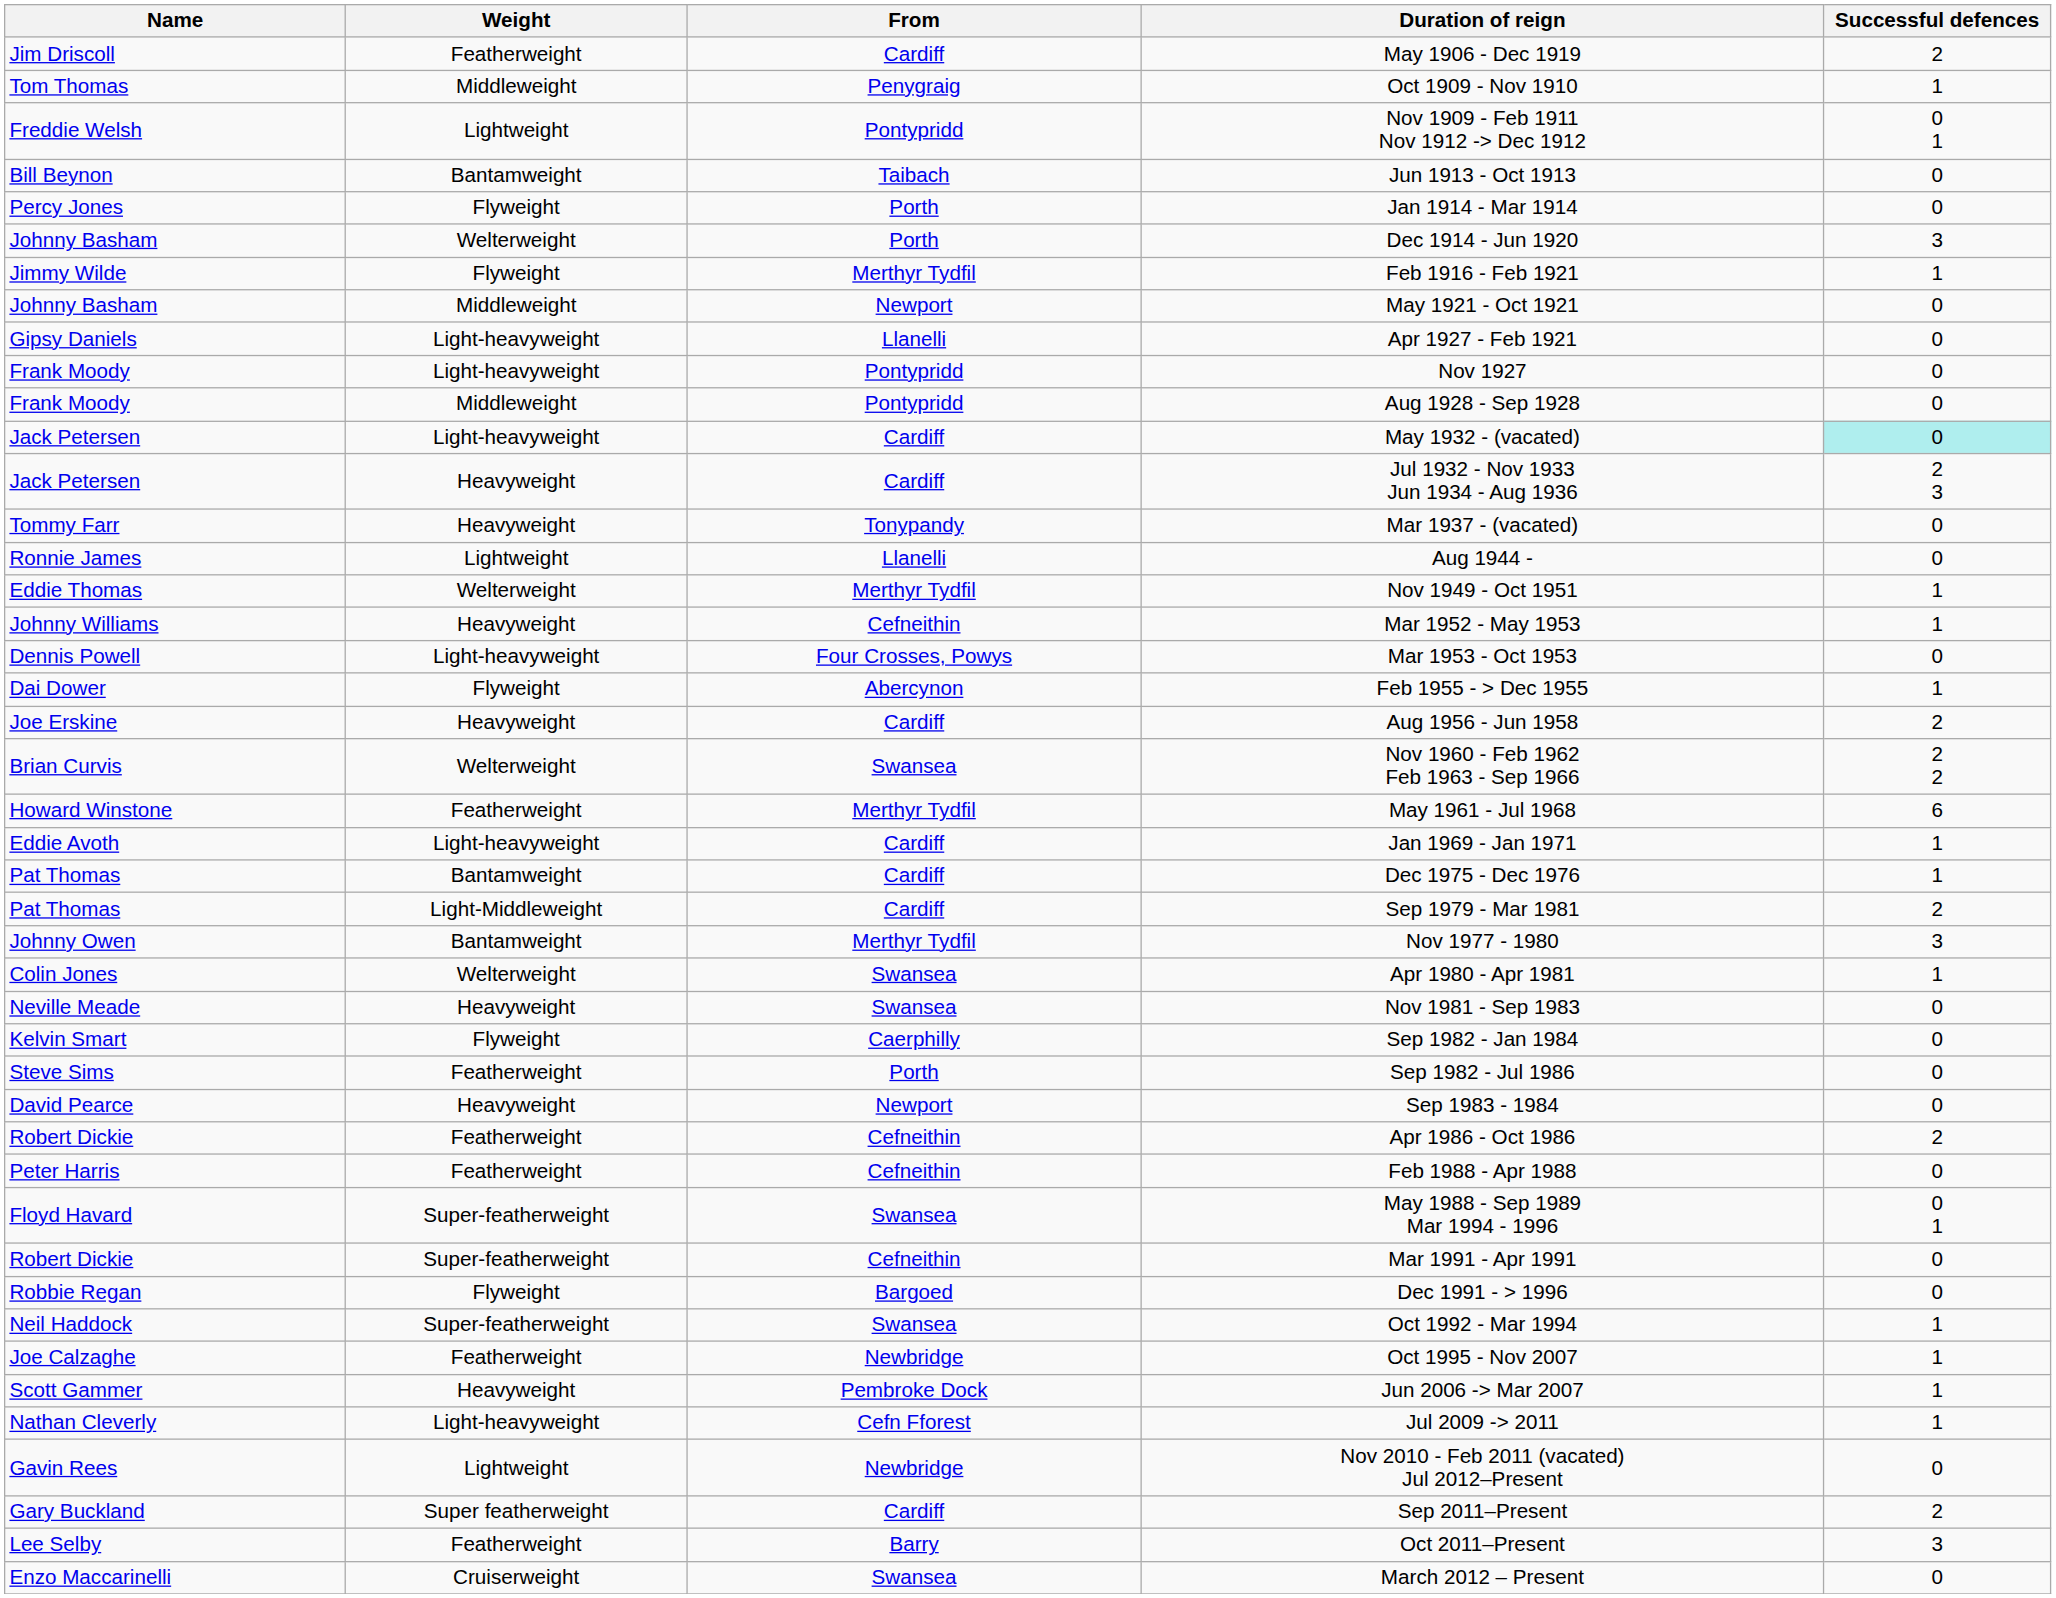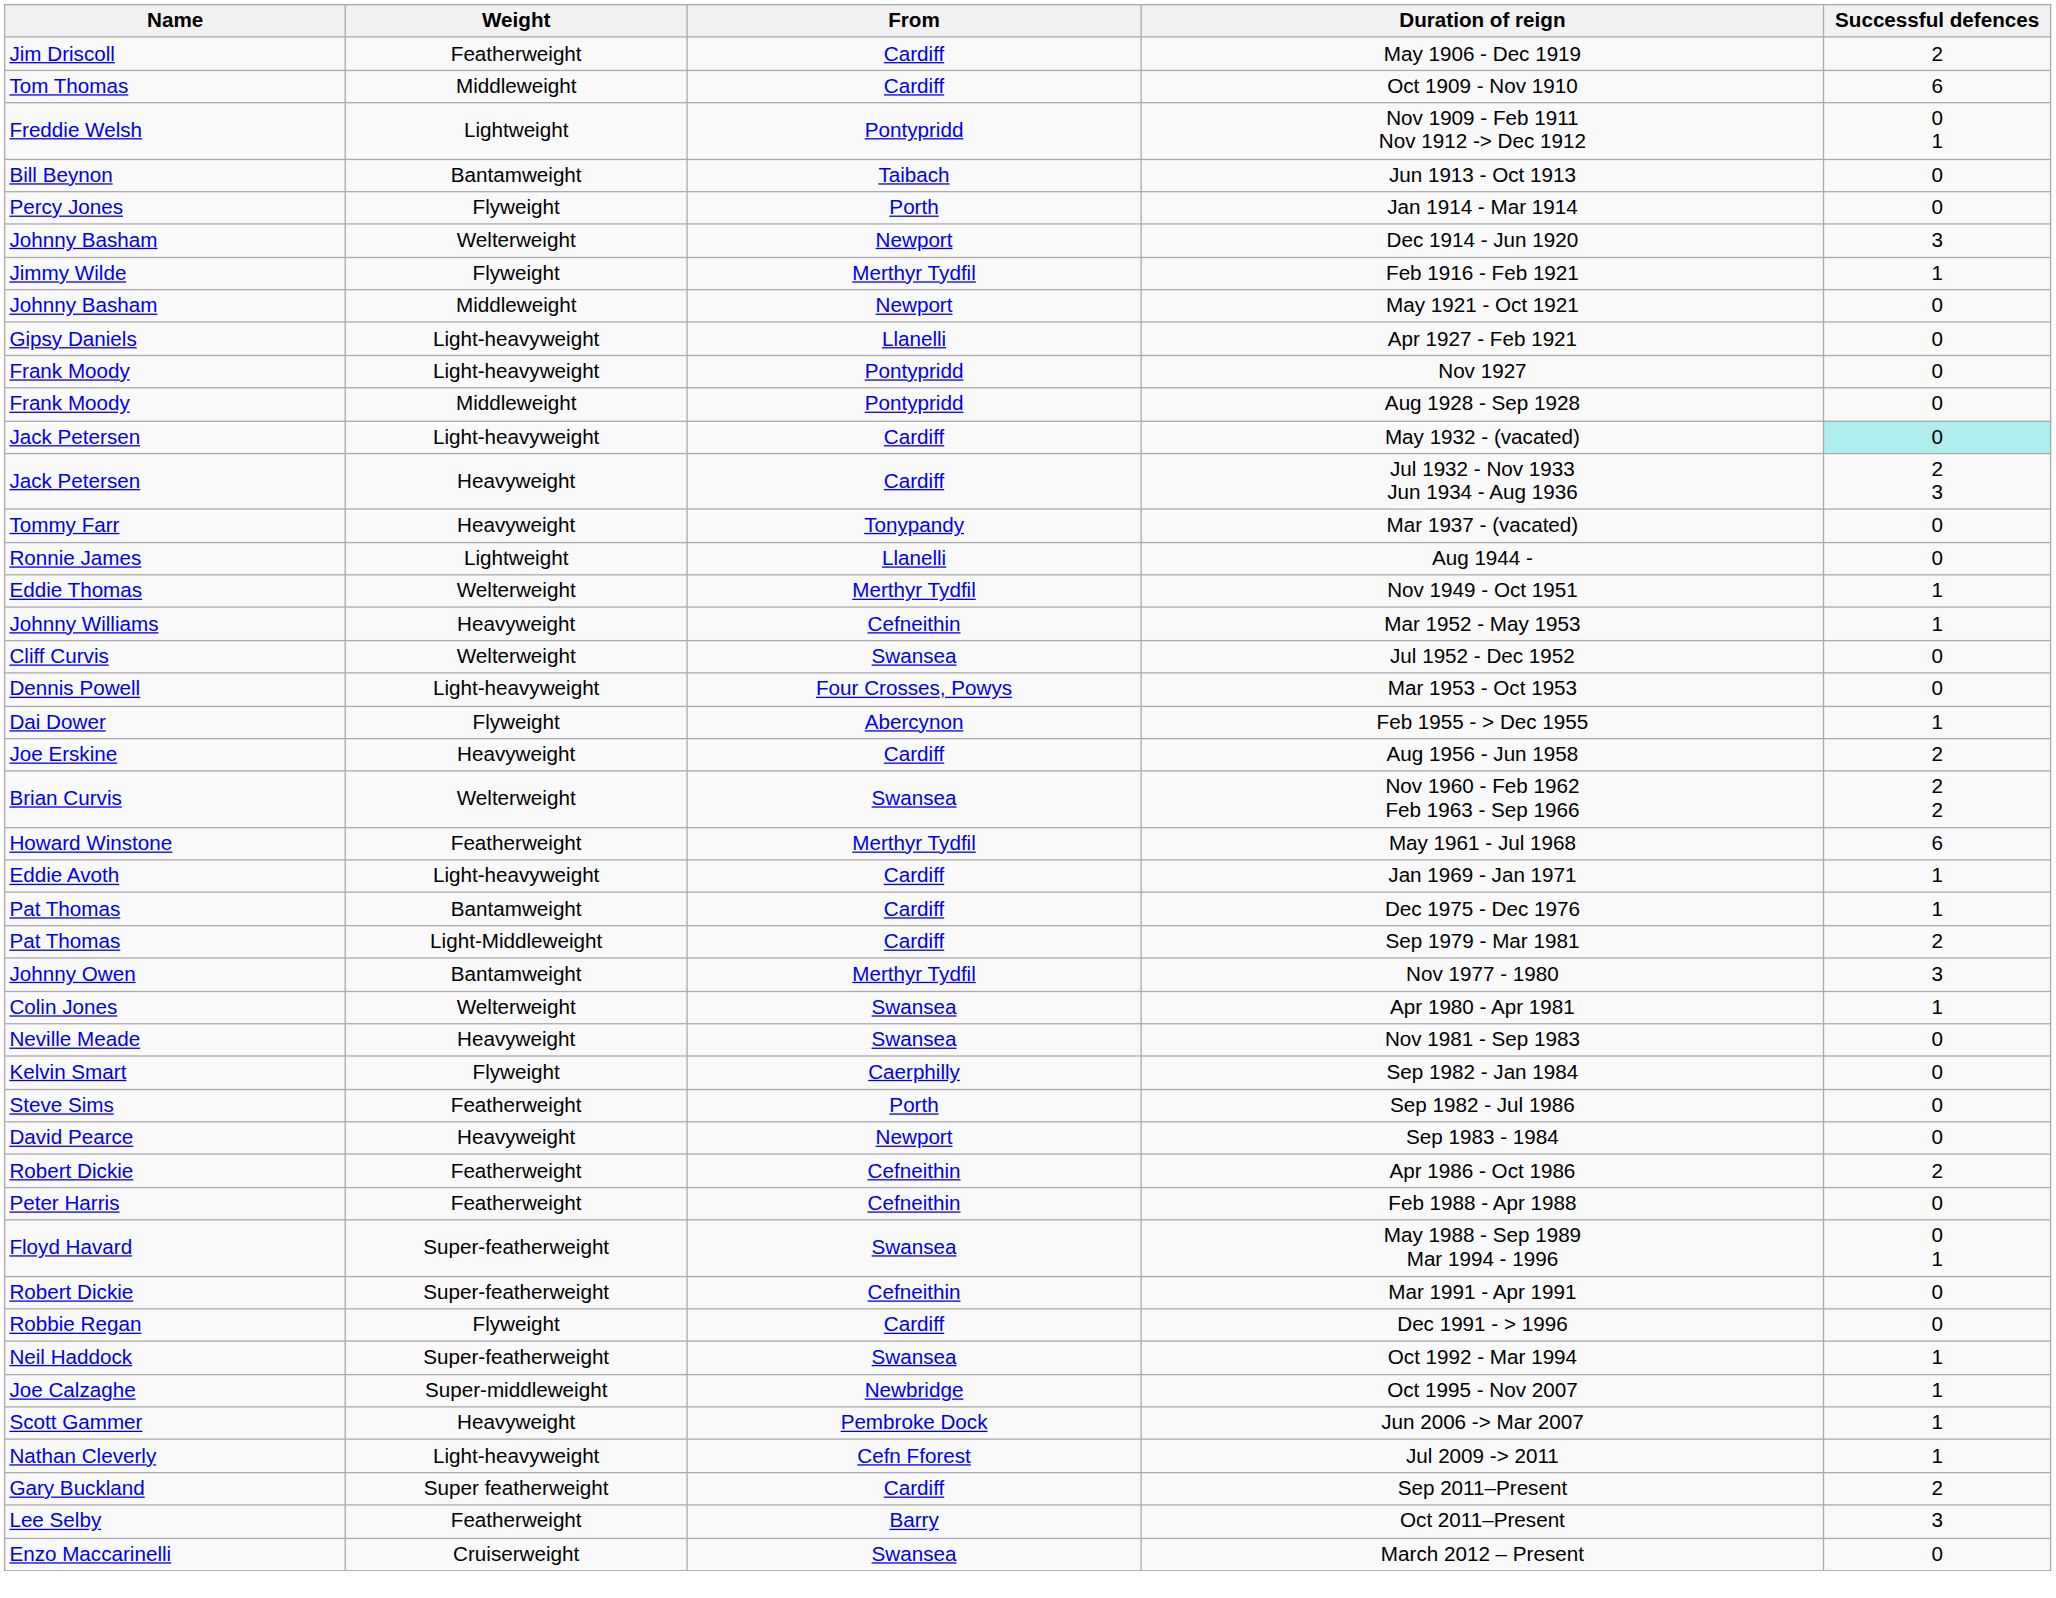(914, 86) Penygraig -> (914, 86) Cardiff
(1937, 86) 1 -> (1937, 86) 6
(914, 240) Porth -> (914, 240) Newport
+ row: (1482, 656)
(914, 1292) Bargoed -> (914, 1324) Cardiff
(516, 1357) Featherweight -> (516, 1390) Super-middleweight
- row: (1482, 1467)
